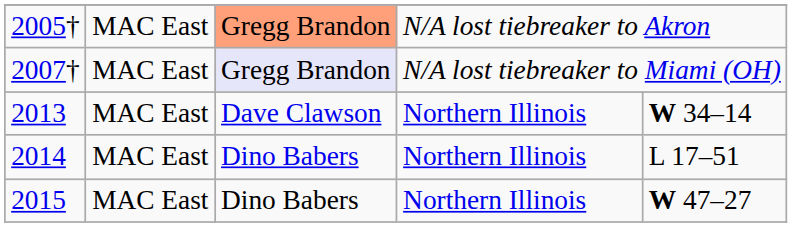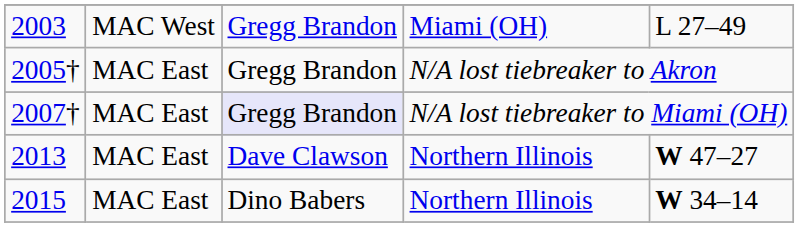+ row: (39, 26)
(306, 26) lightsalmon background -> (312, 69) no background
(700, 112) W 34–14 -> (707, 156) W 47–27
- row: (39, 156)
(700, 199) W 47–27 -> (707, 199) W 34–14
